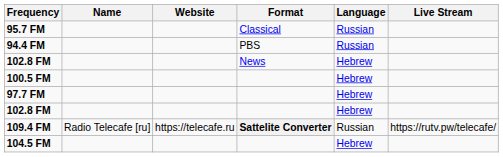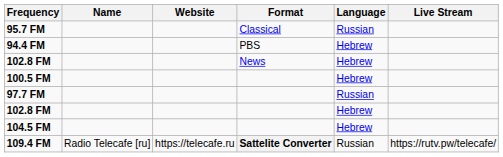(355, 46) Russian -> (354, 46) Hebrew
(354, 95) Hebrew -> (355, 95) Russian
rows swapped: (29, 144) <-> (29, 128)
